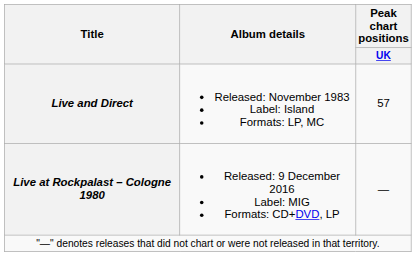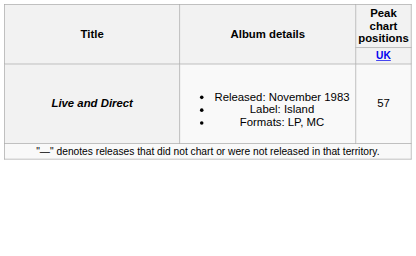- row: (92, 189)
